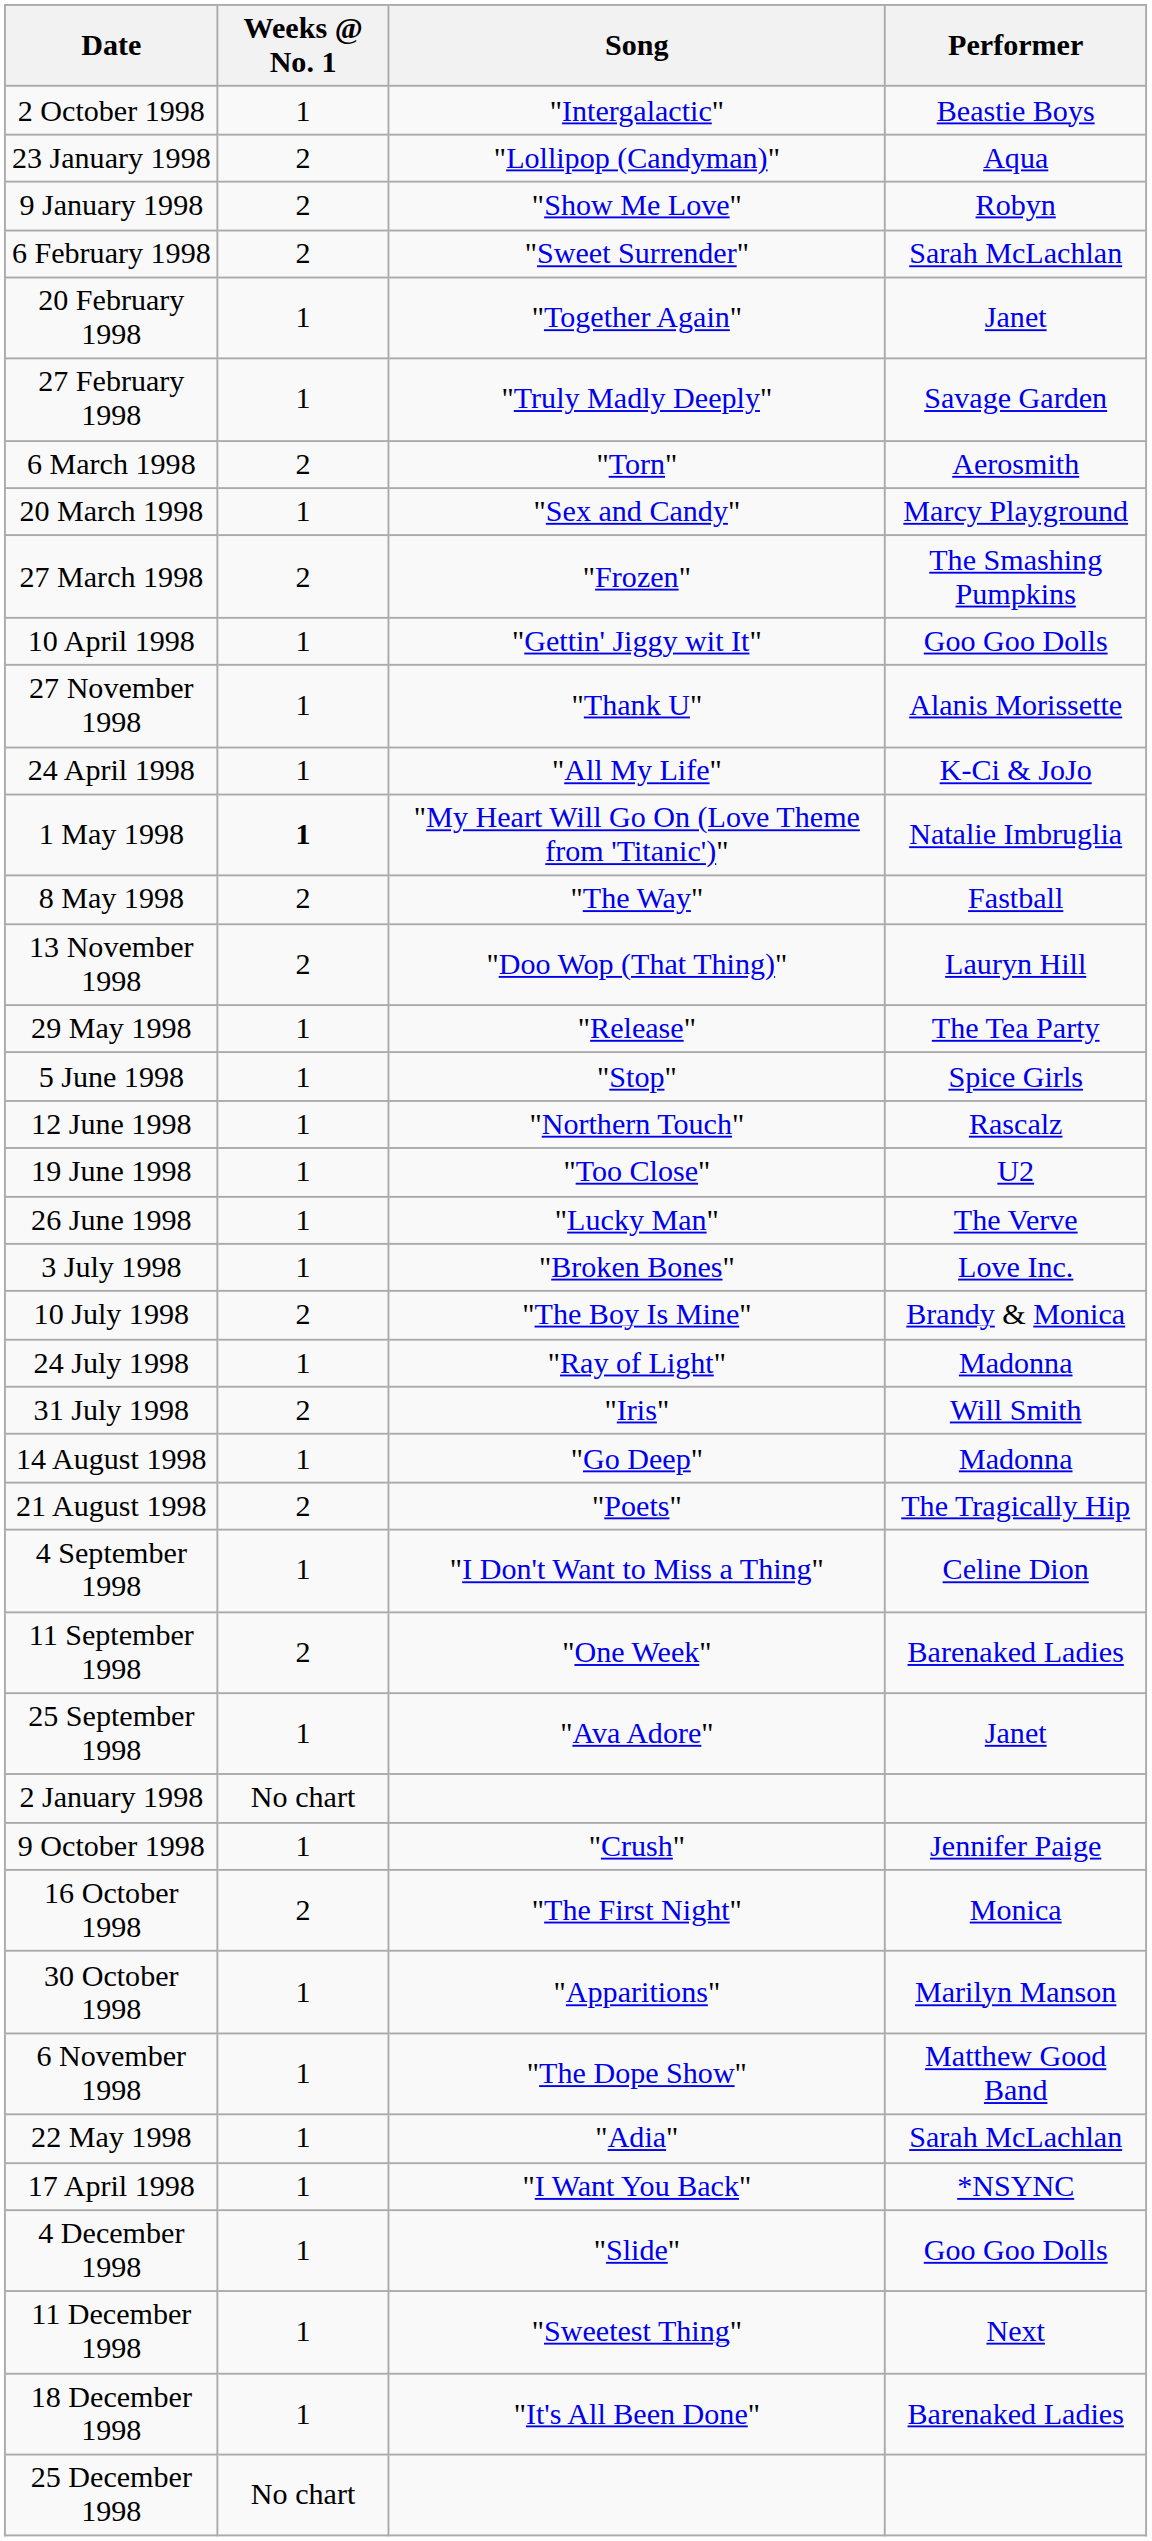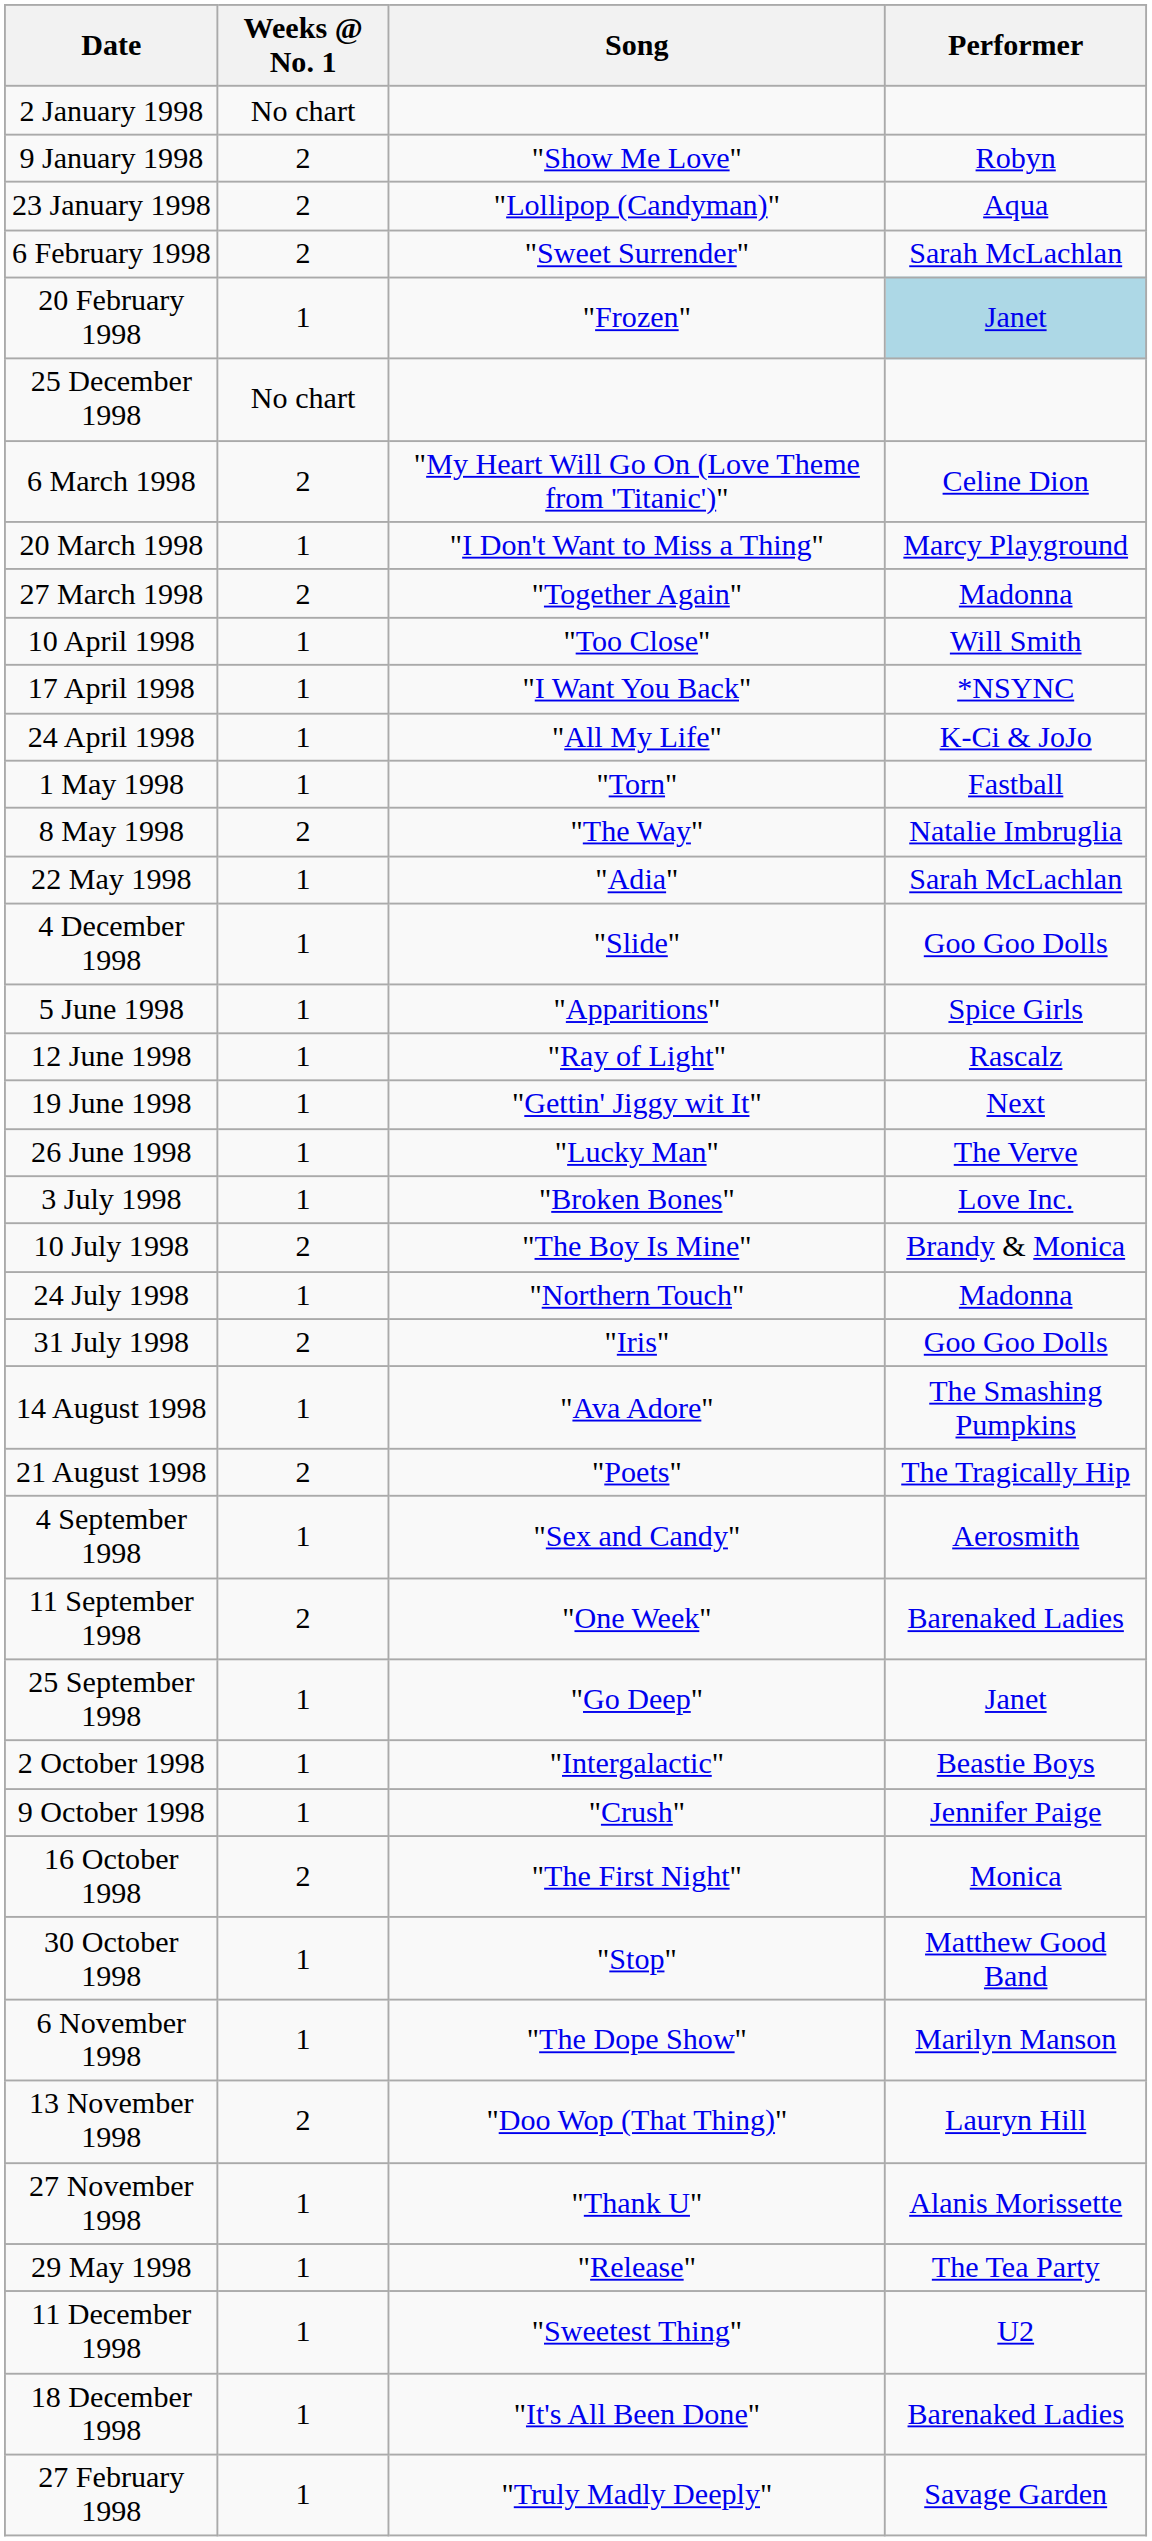rows swapped: (111, 1797) <-> (111, 109)
rows swapped: (111, 205) <-> (111, 157)
(637, 317) "Together Again" -> (637, 317) "Frozen"
(1016, 317) no background -> (1016, 317) lightblue background
rows swapped: (111, 399) <-> (111, 2494)
(637, 463) "Torn" -> (637, 480) "My Heart Will Go On (Love Theme from 'Titanic')"
(1016, 463) Aerosmith -> (1016, 480) Celine Dion
(637, 511) "Sex and Candy" -> (637, 545) "I Don't Want to Miss a Thing"
(637, 576) "Frozen" -> (637, 593) "Together Again"
(1016, 576) The Smashing Pumpkins -> (1016, 593) Madonna
(637, 640) "Gettin' Jiggy wit It" -> (637, 640) "Too Close"
(1016, 640) Goo Goo Dolls -> (1016, 640) Will Smith
rows swapped: (111, 2185) <-> (111, 705)
(303, 834) bold -> (303, 783) normal
(637, 834) "My Heart Will Go On (Love Theme from 'Titanic')" -> (637, 783) "Torn"
(1016, 834) Natalie Imbruglia -> (1016, 783) Fastball
(1016, 899) Fastball -> (1016, 831) Natalie Imbruglia
rows swapped: (111, 2137) <-> (111, 963)
rows swapped: (111, 1028) <-> (111, 2250)
(637, 1076) "Stop" -> (637, 1008) "Apparitions"
(637, 1123) "Northern Touch" -> (637, 1056) "Ray of Light"
(637, 1171) "Too Close" -> (637, 1103) "Gettin' Jiggy wit It"
(1016, 1171) U2 -> (1016, 1103) Next
(637, 1362) "Ray of Light" -> (637, 1294) "Northern Touch"
(1016, 1410) Will Smith -> (1016, 1342) Goo Goo Dolls
(637, 1457) "Go Deep" -> (637, 1407) "Ava Adore"
(1016, 1457) Madonna -> (1016, 1407) The Smashing Pumpkins
(637, 1570) "I Don't Want to Miss a Thing" -> (637, 1536) "Sex and Candy"
(1016, 1570) Celine Dion -> (1016, 1536) Aerosmith
(637, 1733) "Ava Adore" -> (637, 1699) "Go Deep"
(637, 1991) "Apparitions" -> (637, 1957) "Stop"
(1016, 1991) Marilyn Manson -> (1016, 1957) Matthew Good Band
(1016, 2073) Matthew Good Band -> (1016, 2039) Marilyn Manson
(1016, 2331) Next -> (1016, 2331) U2
